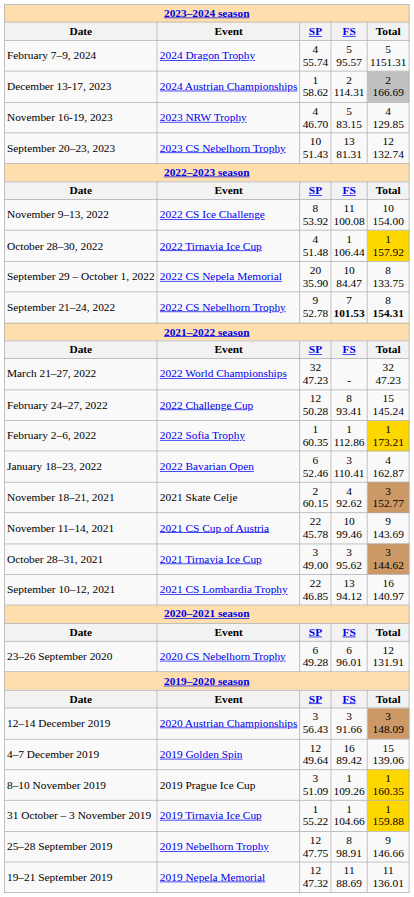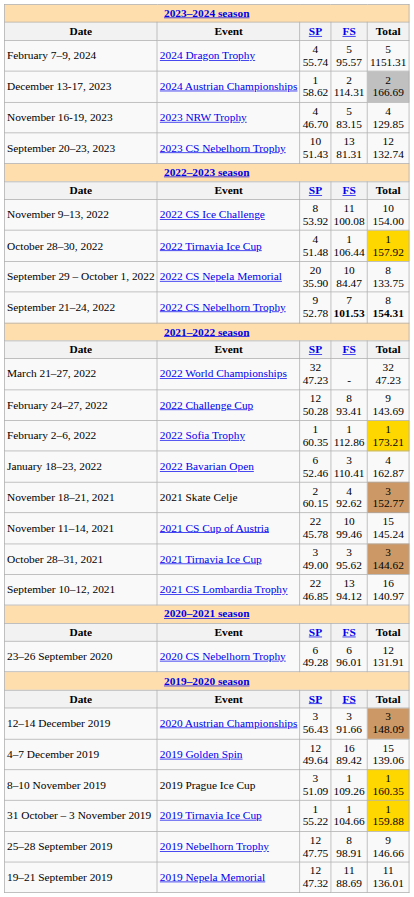(388, 405) 15 145.24 -> (388, 405) 9 143.69
(388, 528) 9 143.69 -> (388, 528) 15 145.24
